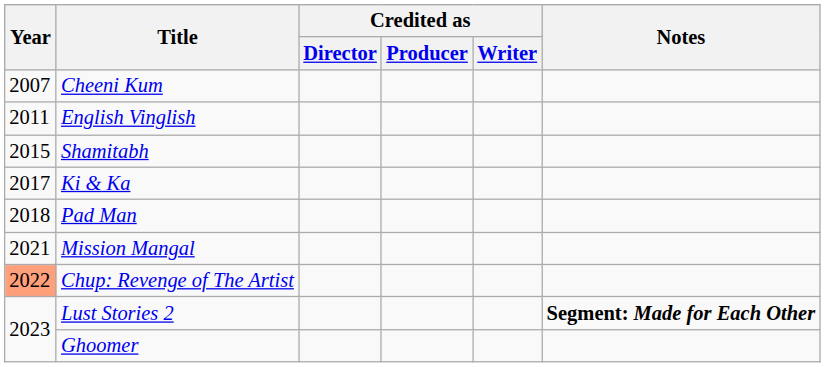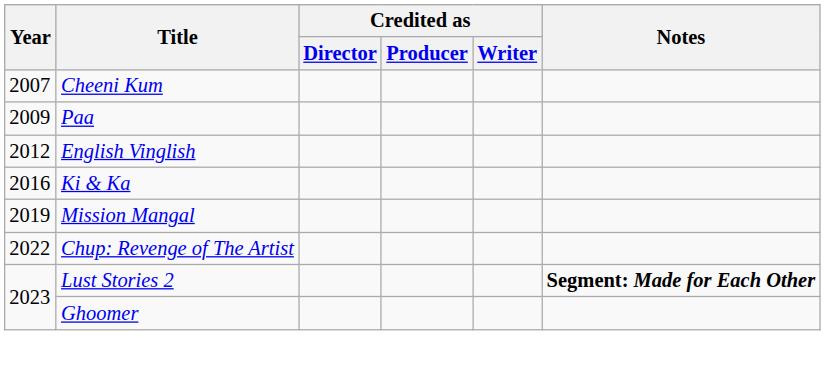+ row: (78, 118)
(29, 118) 2011 -> (30, 150) 2012
- row: (105, 150)
(30, 183) 2017 -> (30, 183) 2016
- row: (99, 215)
(30, 248) 2021 -> (30, 215) 2019
(30, 280) lightsalmon background -> (30, 248) no background
